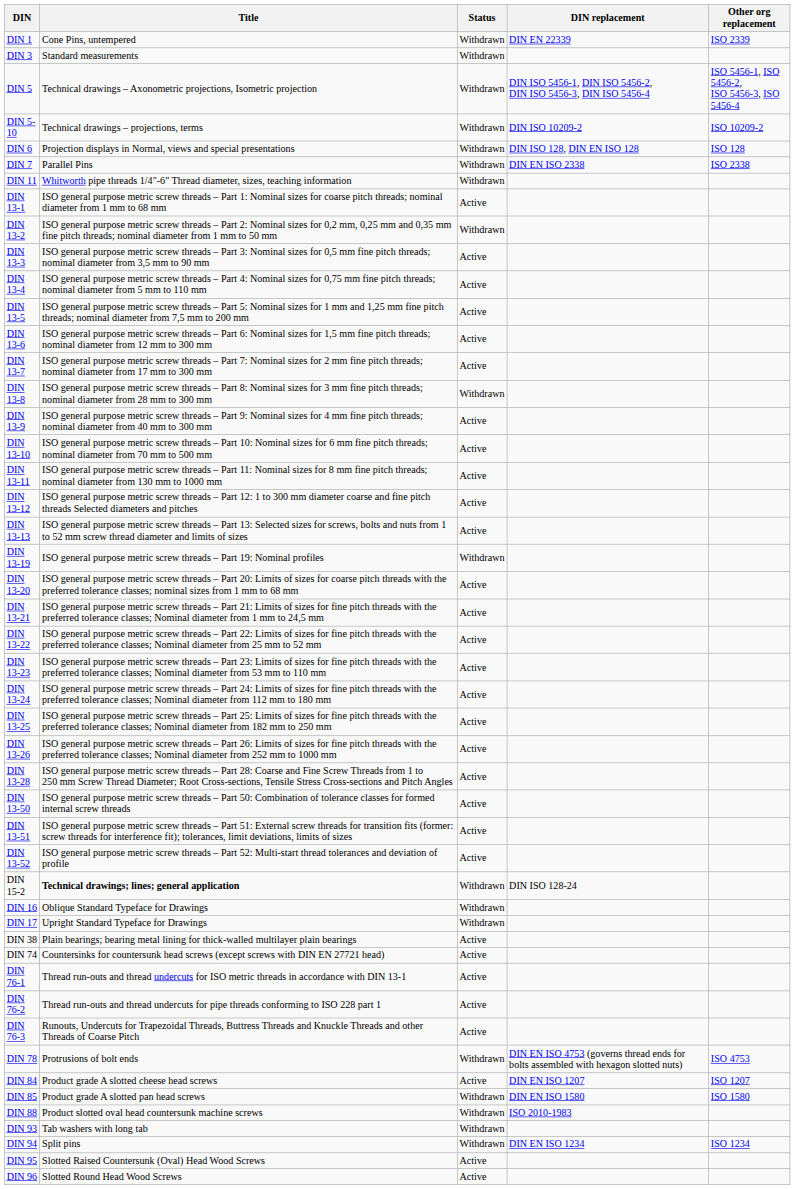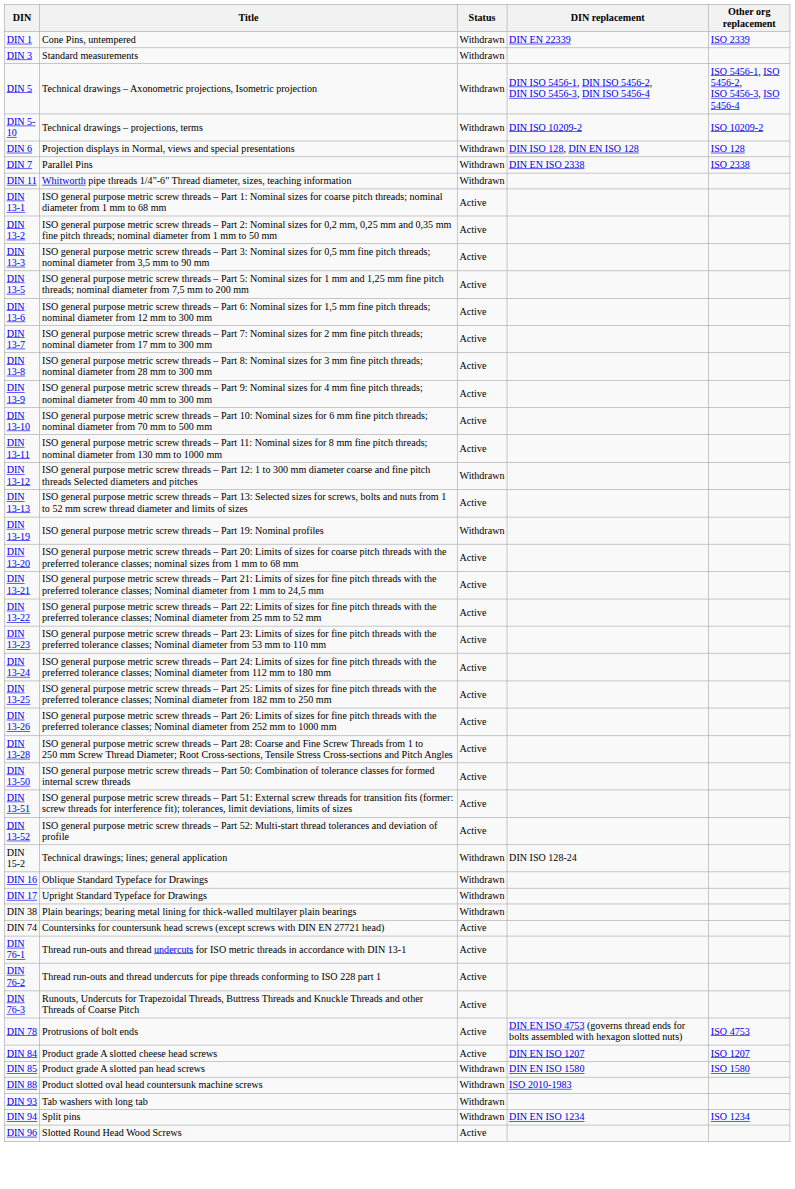(482, 230) Withdrawn -> (473, 230) Active
- row: (16, 284)
(482, 394) Withdrawn -> (473, 366) Active
(473, 503) Active -> (482, 476) Withdrawn
(141, 885) bold -> (135, 858) normal
(473, 939) Active -> (482, 912) Withdrawn
(482, 1059) Withdrawn -> (473, 1031) Active
- row: (22, 1160)
